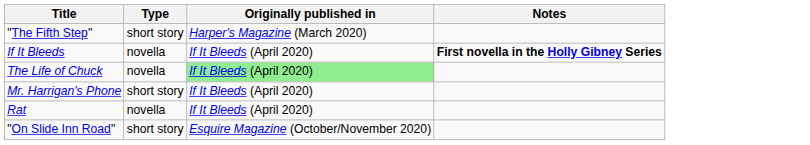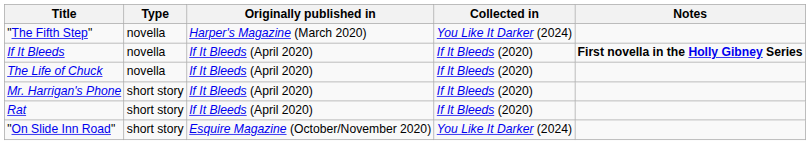+ column: (504, 14)
(155, 33) short story -> (146, 33) novella
(251, 71) lightgreen background -> (251, 71) no background
(146, 110) novella -> (155, 110) short story
